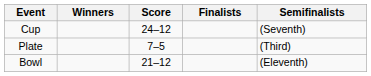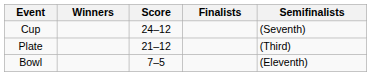(156, 46) 7–5 -> (156, 46) 21–12
(156, 63) 21–12 -> (156, 63) 7–5
